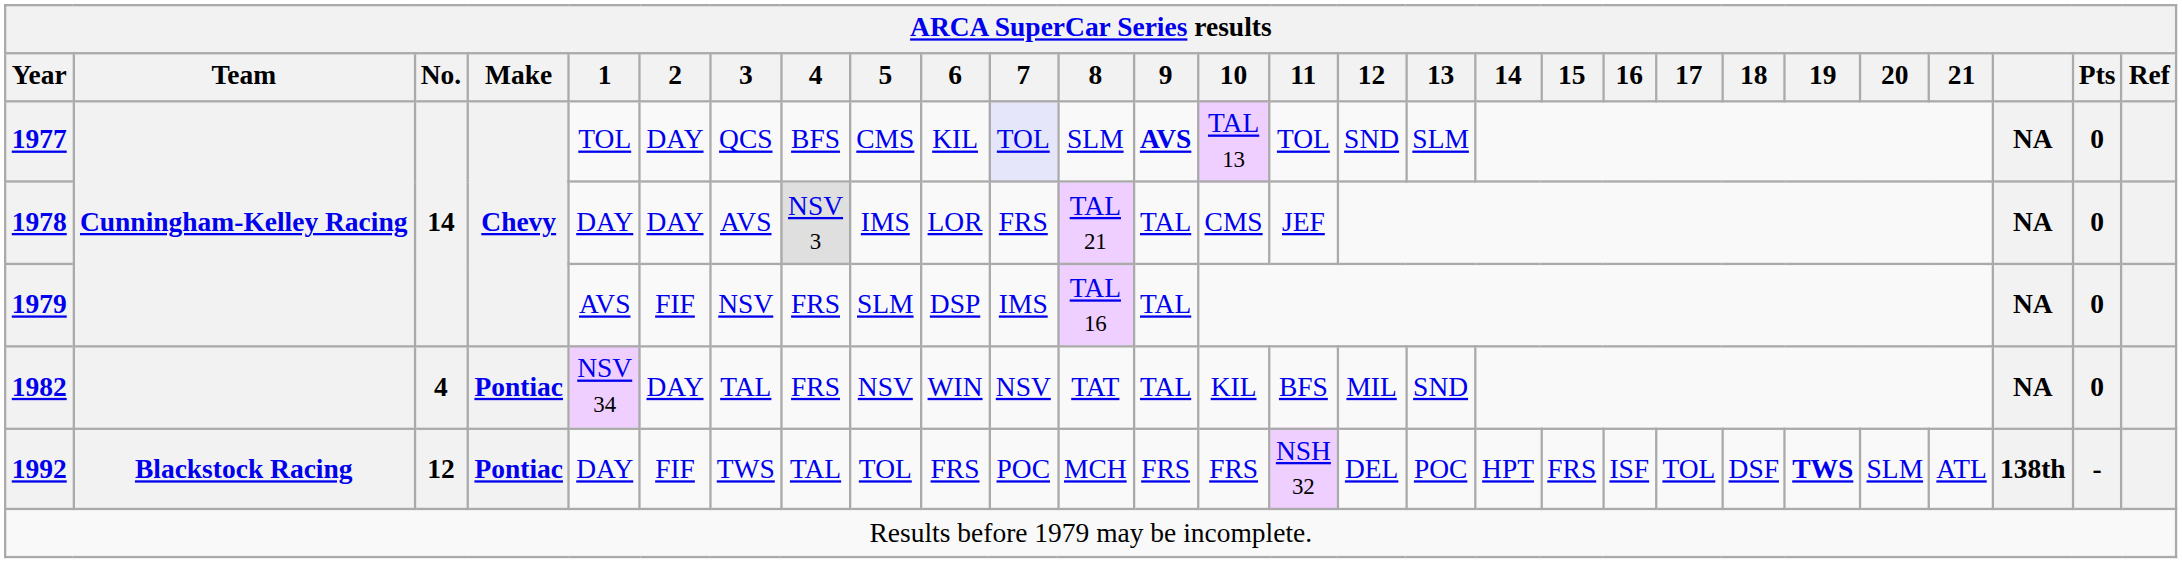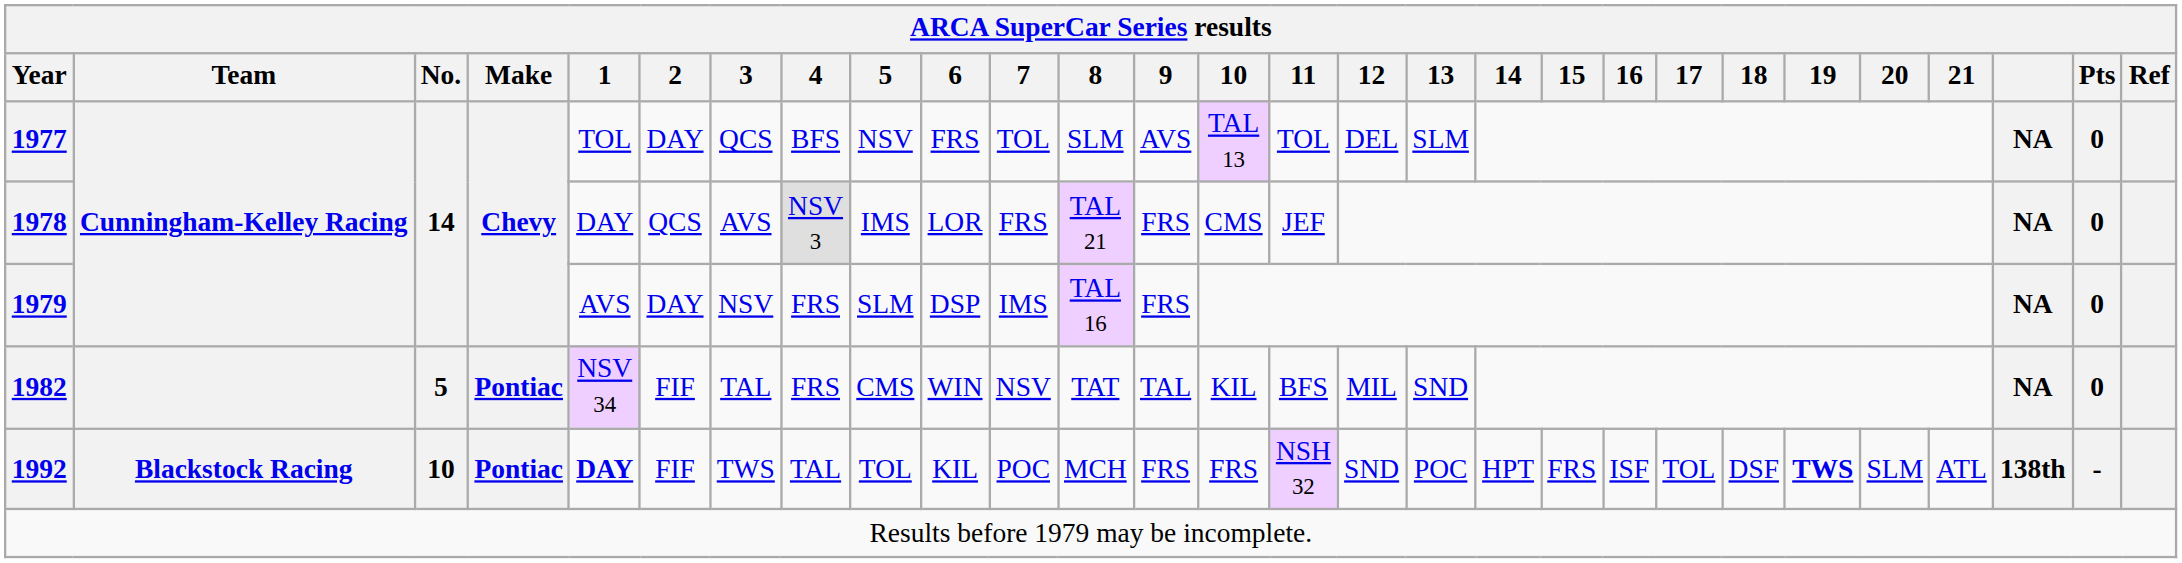(885, 140) CMS -> (885, 140) NSV
(955, 140) KIL -> (955, 140) FRS
(1023, 140) lavender background -> (1023, 140) no background
(1166, 140) bold -> (1166, 140) normal
(1372, 140) SND -> (1372, 140) DEL
(675, 222) DAY -> (675, 222) QCS
(1166, 222) TAL -> (1166, 222) FRS
(675, 304) FIF -> (675, 304) DAY
(1166, 304) TAL -> (1166, 304) FRS
(441, 386) 4 -> (441, 386) 5
(675, 386) DAY -> (675, 386) FIF
(885, 386) NSV -> (885, 386) CMS
(441, 468) 12 -> (441, 468) 10
(605, 468) normal -> (605, 468) bold
(955, 468) FRS -> (955, 468) KIL
(1372, 468) DEL -> (1372, 468) SND
